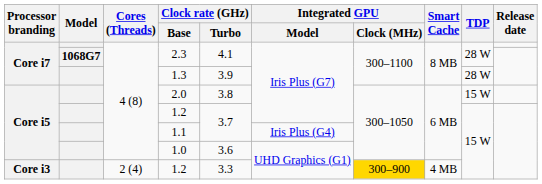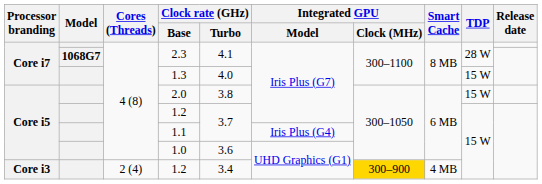(225, 75) 3.9 -> (225, 75) 4.0
(478, 75) 28 W -> (478, 75) 15 W
(225, 169) 3.3 -> (225, 169) 3.4
